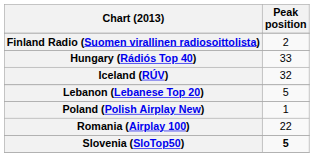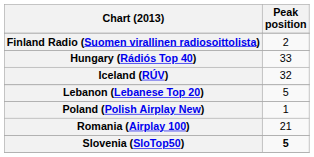(286, 127) 22 -> (286, 127) 21
